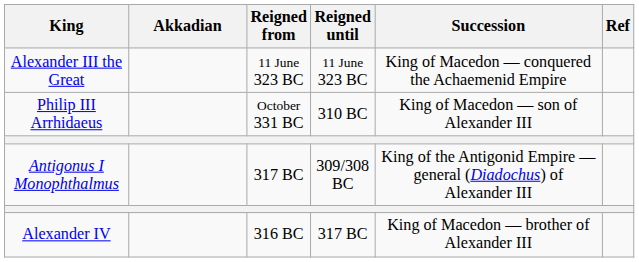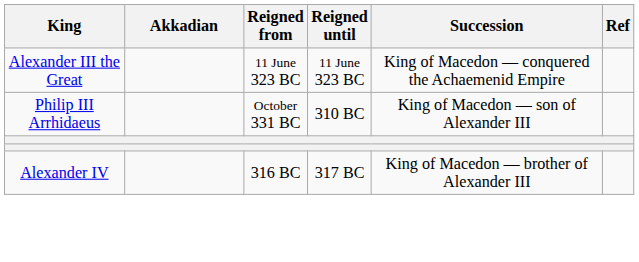- row: (66, 174)
